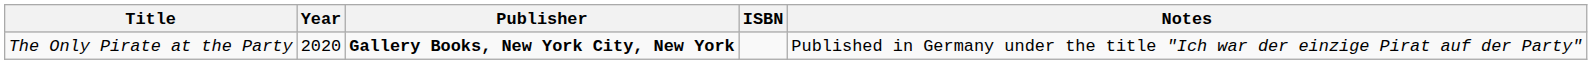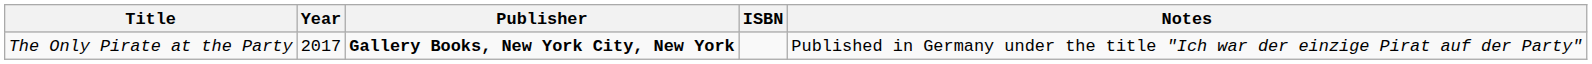(321, 46) 2020 -> (321, 46) 2017
